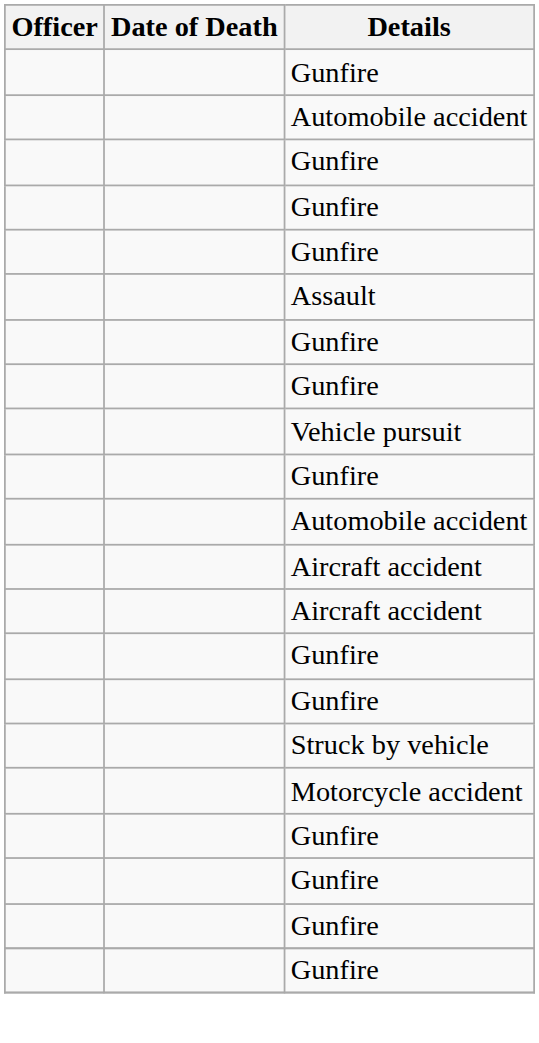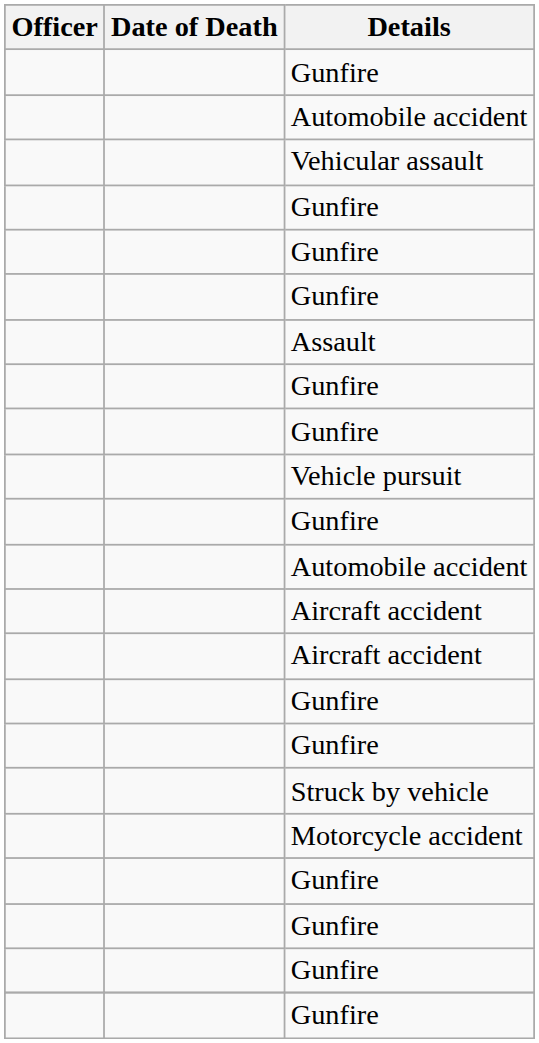+ row: (55, 162)
